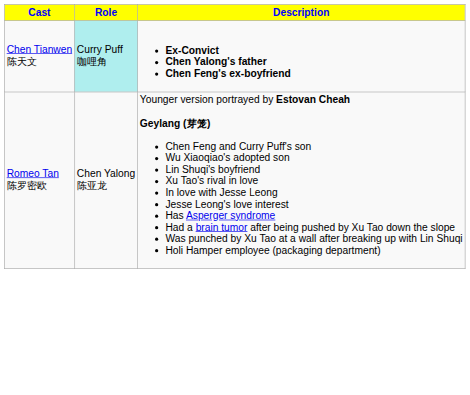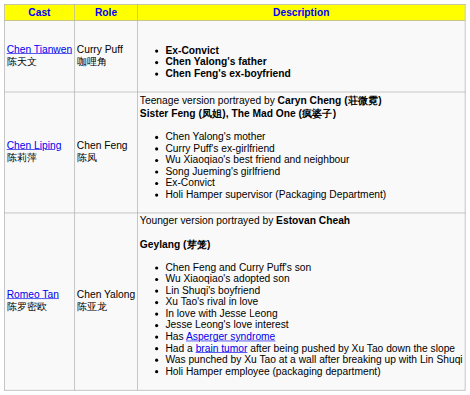(100, 55) paleturquoise background -> (100, 55) no background
+ row: (34, 151)
